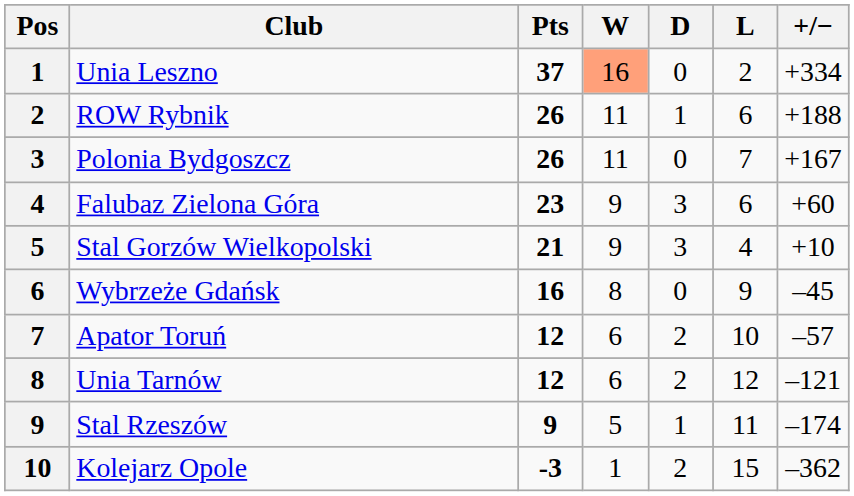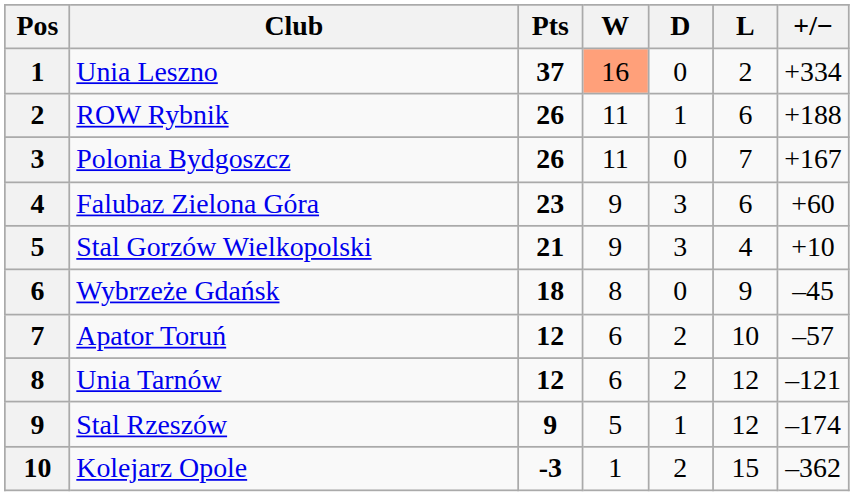(550, 291) 16 -> (550, 291) 18
(745, 423) 11 -> (745, 423) 12
